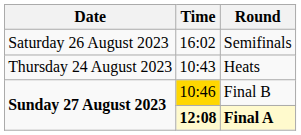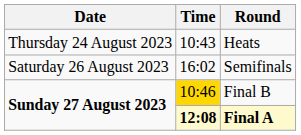rows swapped: (242, 67) <-> (258, 42)
